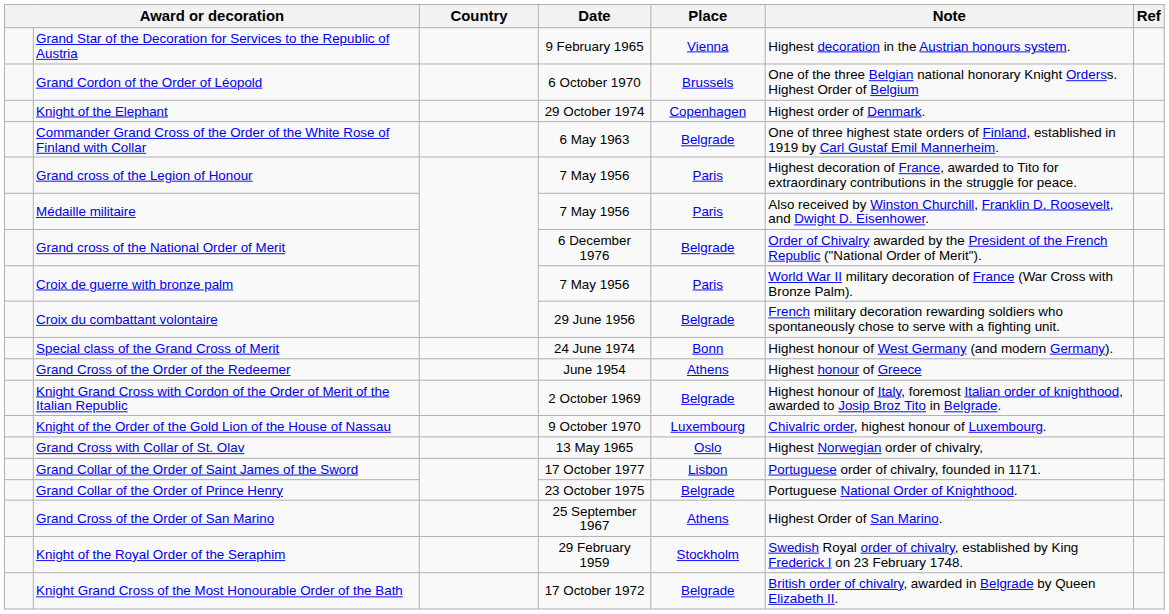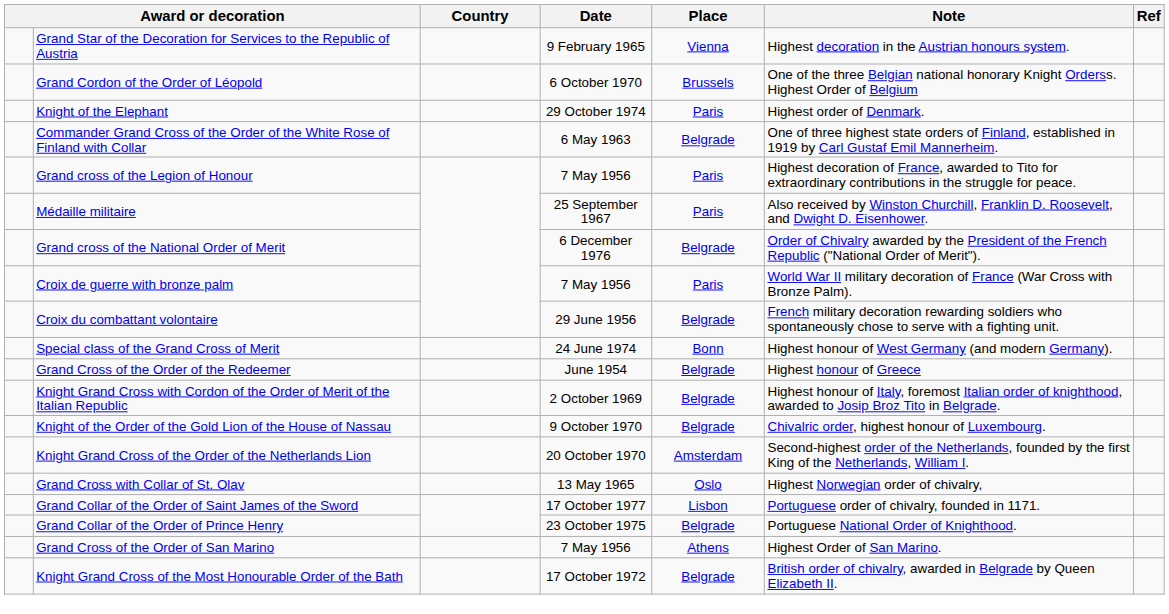(708, 111) Copenhagen -> (708, 111) Paris
(594, 211) 7 May 1956 -> (596, 211) 25 September 1967
(708, 369) Athens -> (708, 369) Belgrade
(708, 426) Luxembourg -> (708, 426) Belgrade
+ row: (204, 455)
(594, 519) 25 September 1967 -> (596, 547) 7 May 1956
- row: (161, 555)
